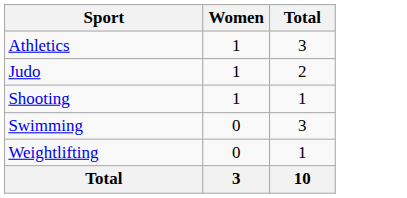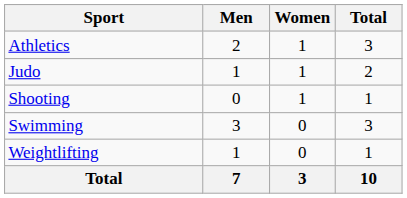+ column: (236, 17)
